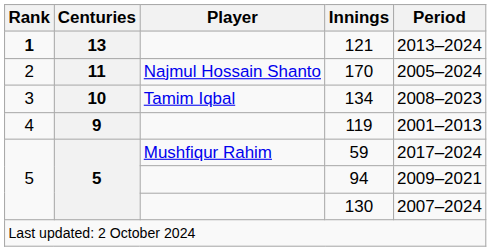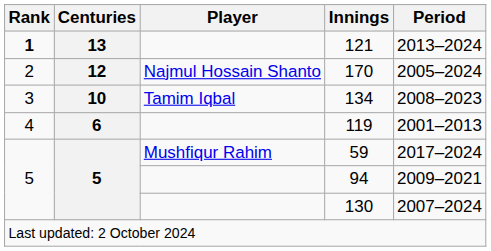(97, 71) 11 -> (97, 71) 12
(97, 125) 9 -> (97, 125) 6
